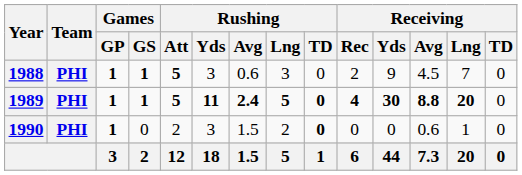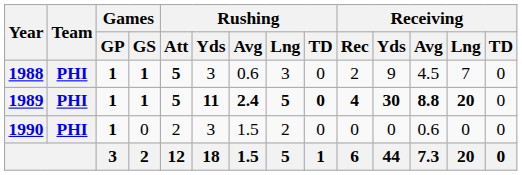(320, 128) bold -> (320, 128) normal
(466, 128) 1 -> (466, 128) 0
